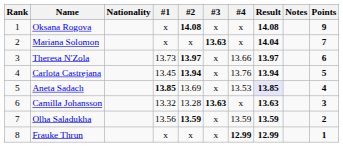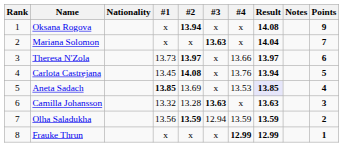(191, 27) 14.08 -> (191, 27) 13.94
(191, 73) 13.94 -> (191, 73) 14.08
(216, 119) x -> (216, 119) 12.94
